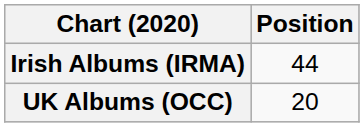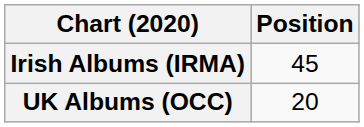(305, 63) 44 -> (305, 63) 45
